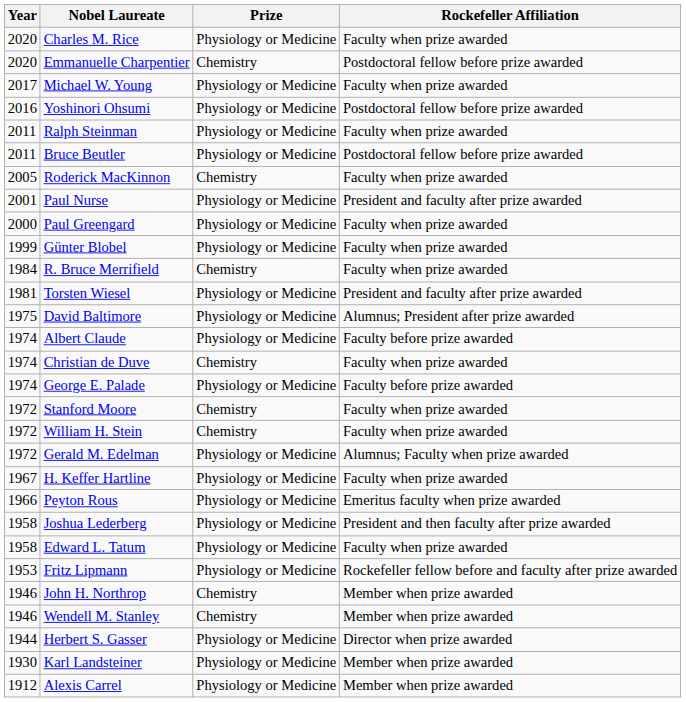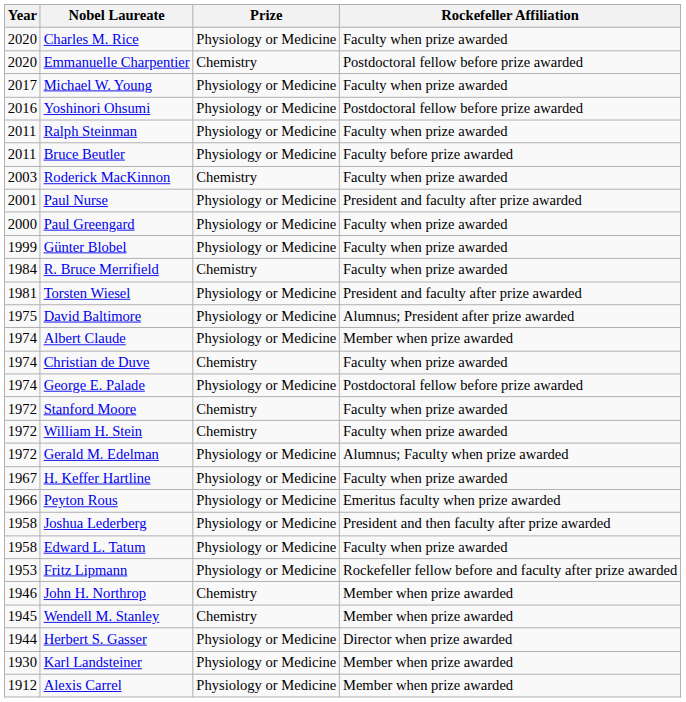(463, 154) Postdoctoral fellow before prize awarded -> (428, 154) Faculty before prize awarded
(22, 177) 2005 -> (22, 177) 2003
(428, 339) Faculty before prize awarded -> (428, 339) Member when prize awarded
(428, 385) Faculty before prize awarded -> (463, 385) Postdoctoral fellow before prize awarded
(22, 616) 1946 -> (22, 616) 1945
